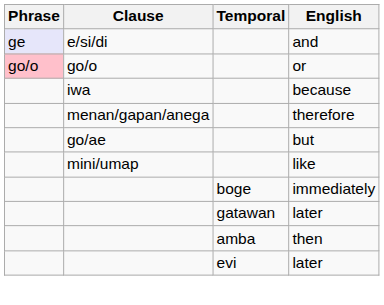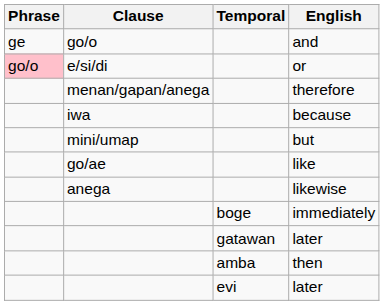(17, 41) lavender background -> (17, 41) no background
(87, 41) e/si/di -> (82, 41) go/o
(82, 66) go/o -> (87, 66) e/si/di
rows swapped: (251, 115) <-> (251, 91)
(86, 139) go/ae -> (103, 139) mini/umap
(103, 164) mini/umap -> (86, 164) go/ae
+ row: (251, 189)
